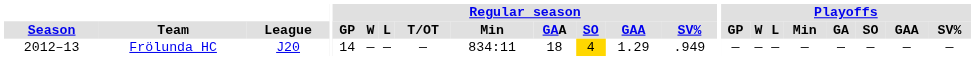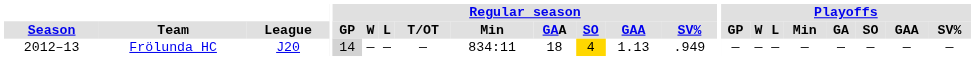(347, 47) no background -> (347, 47) lightgrey background
(634, 47) 1.29 -> (634, 47) 1.13
